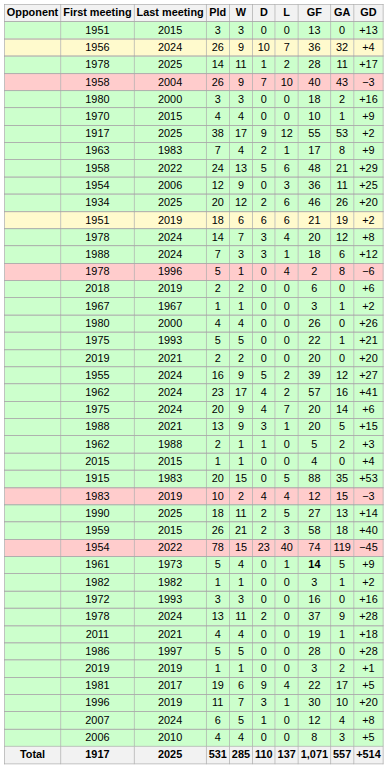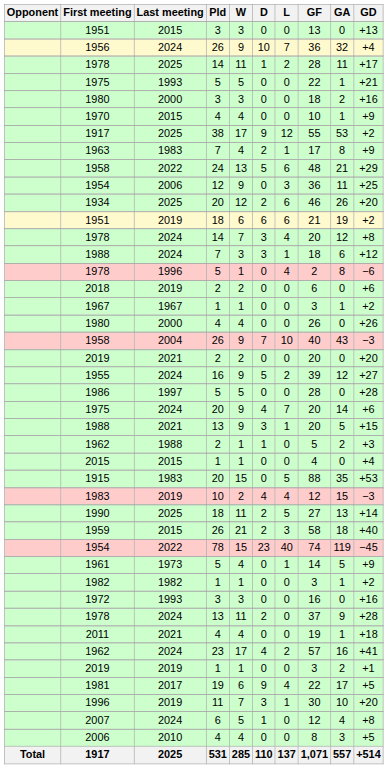rows swapped: (97, 340) <-> (97, 82)
rows swapped: (97, 651) <-> (97, 392)
(314, 565) bold -> (314, 565) normal
